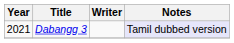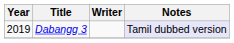(19, 29) 2021 -> (19, 29) 2019
